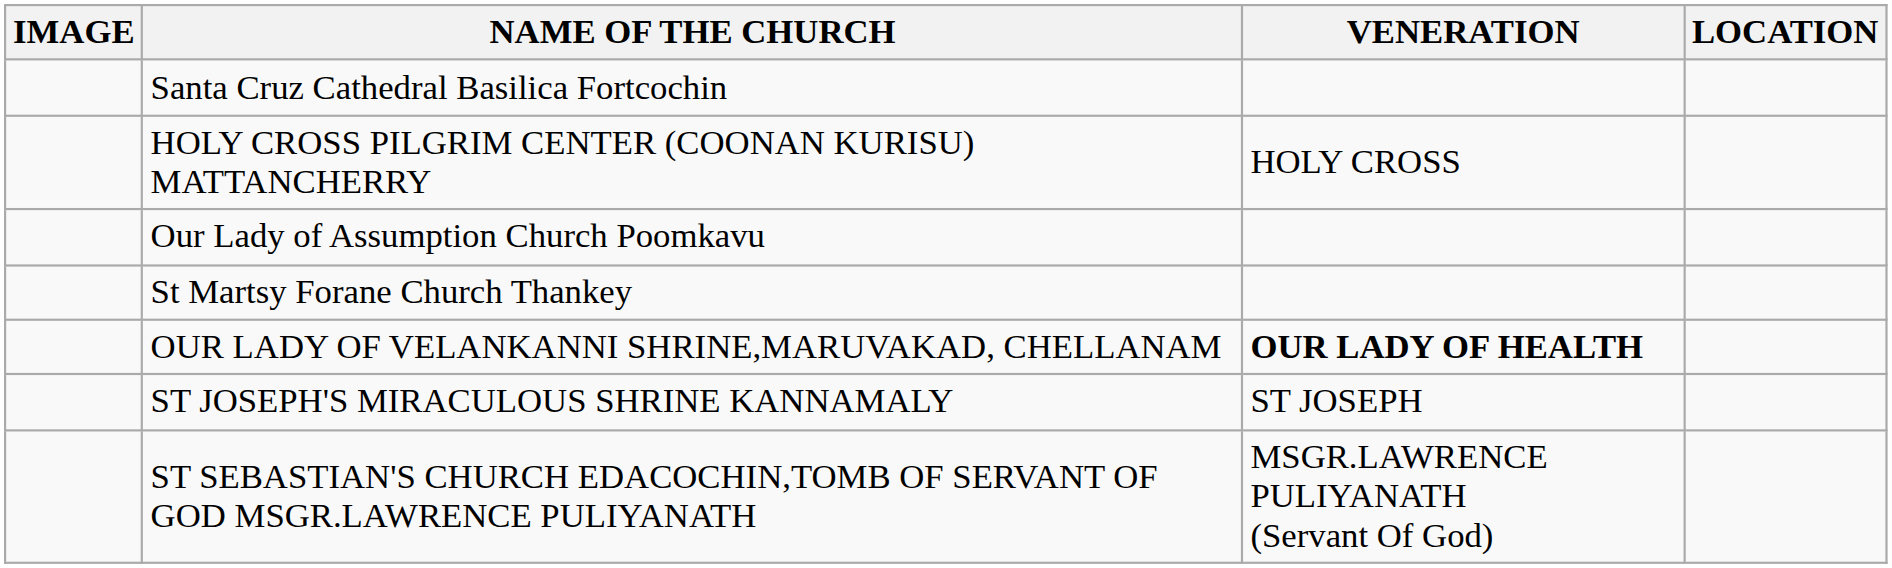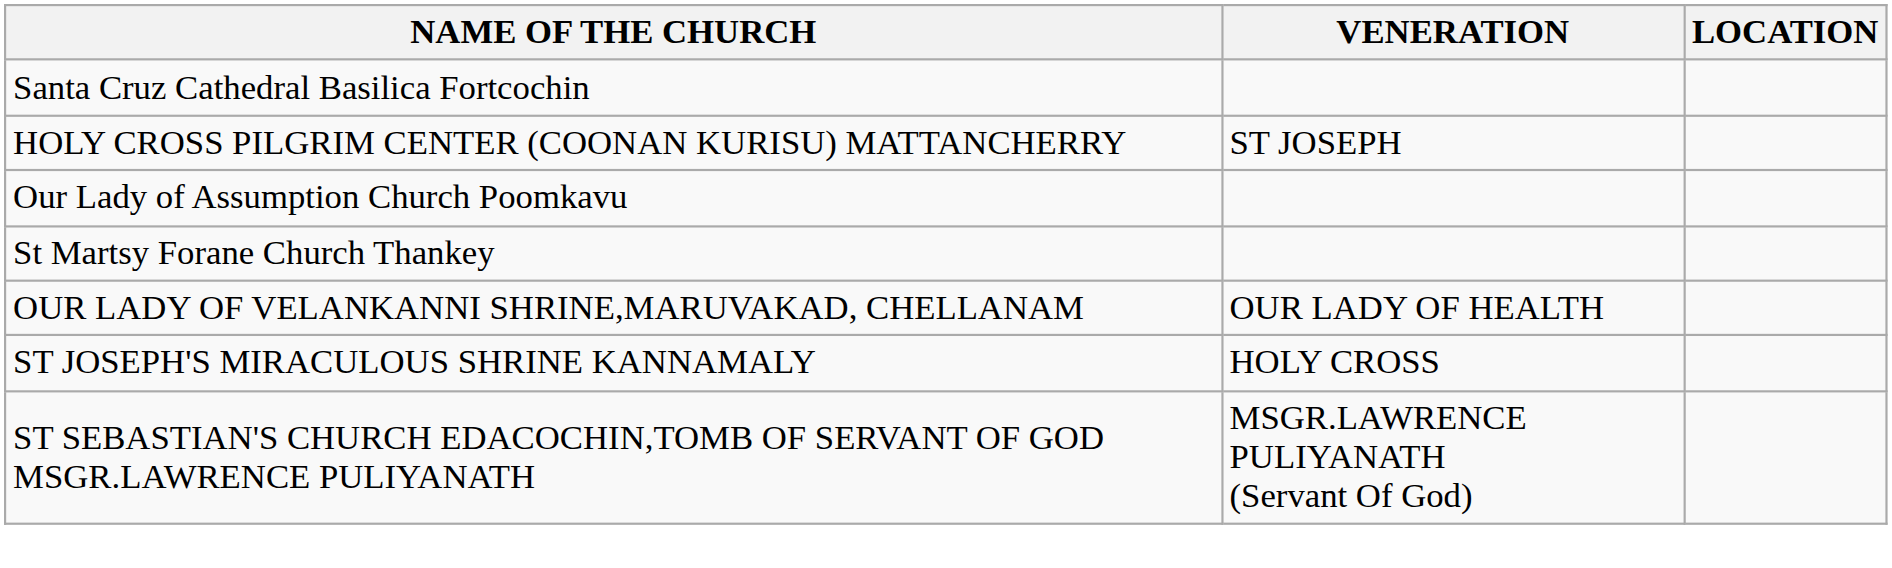- column: (74, 32)
(1356, 161) HOLY CROSS -> (1316, 142) ST JOSEPH
(1447, 346) bold -> (1417, 307) normal
(1336, 401) ST JOSEPH -> (1335, 362) HOLY CROSS
